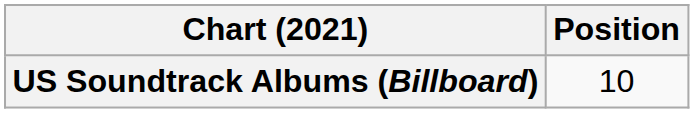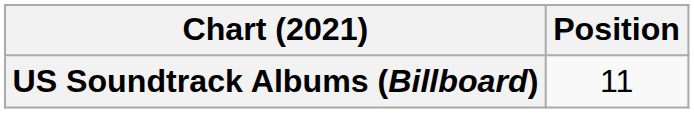(617, 81) 10 -> (617, 81) 11
